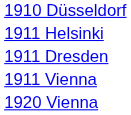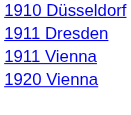- row: (54, 33)
